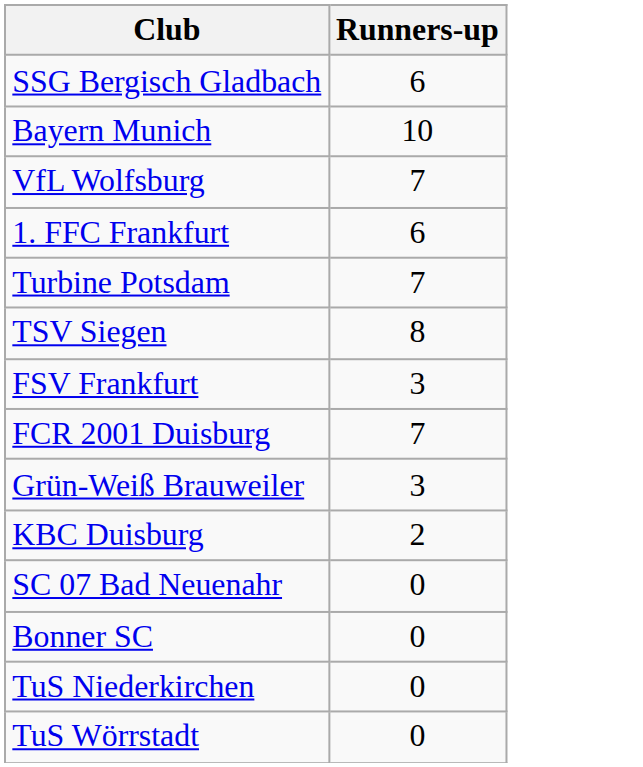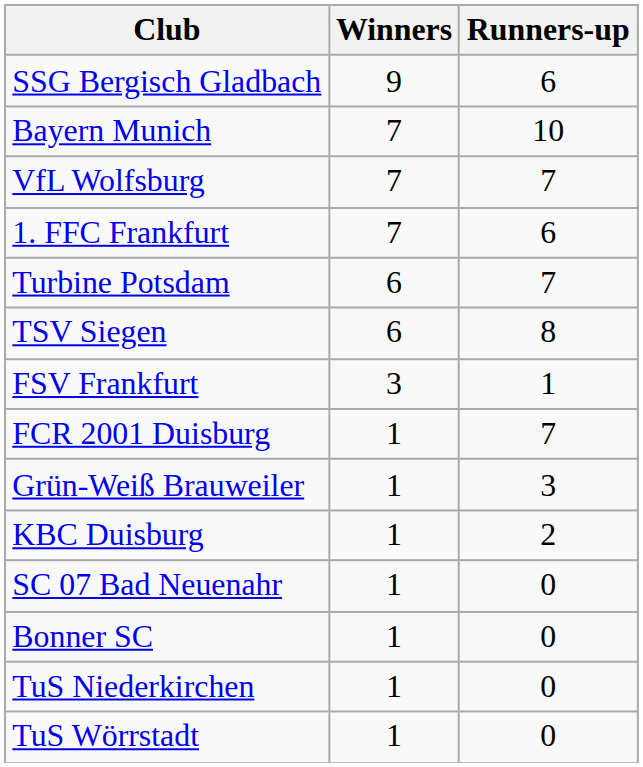+ column: (394, 29)
(417, 383) 3 -> (548, 383) 1
